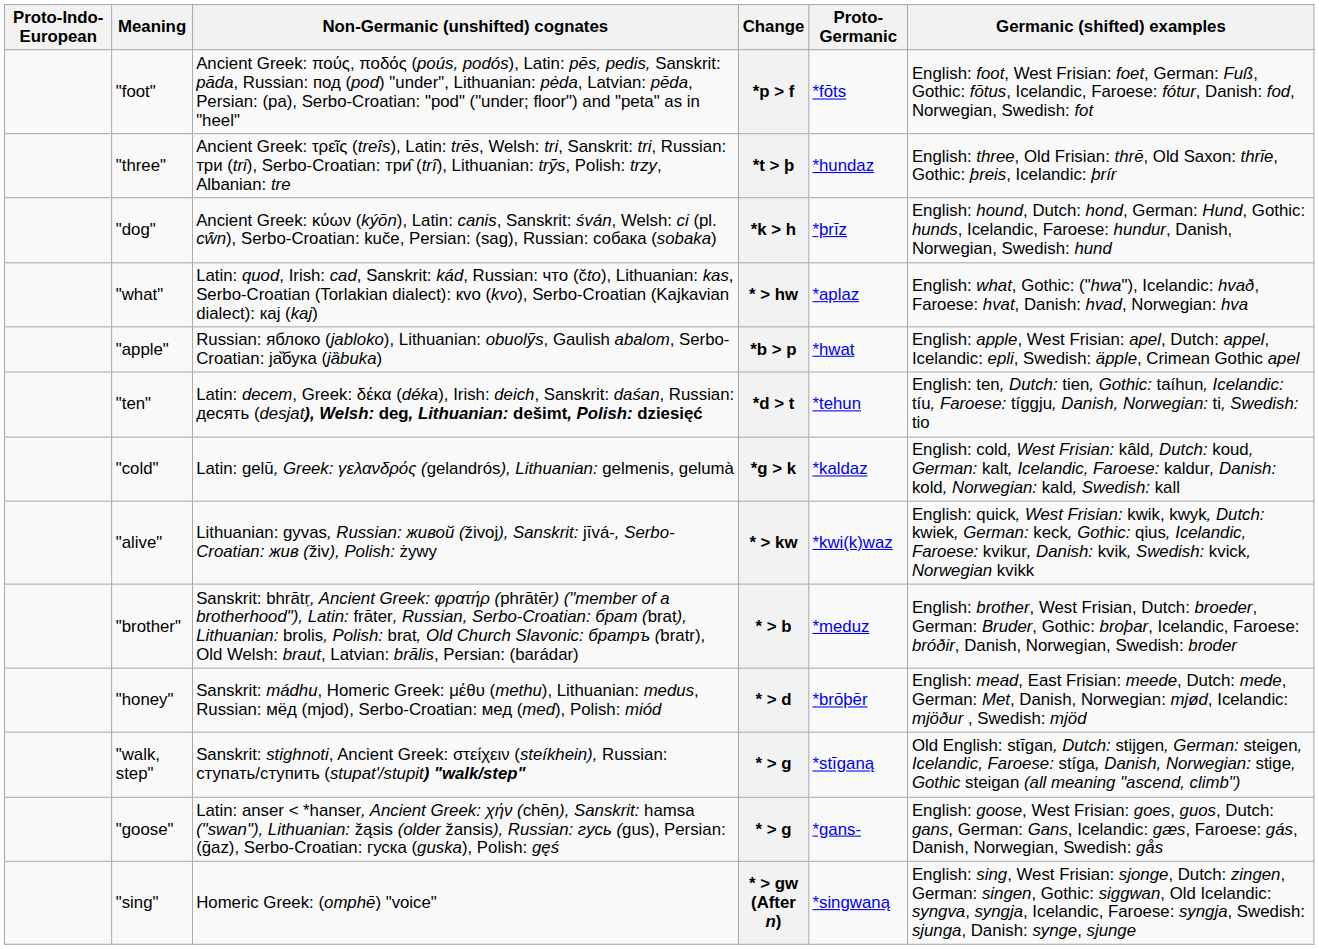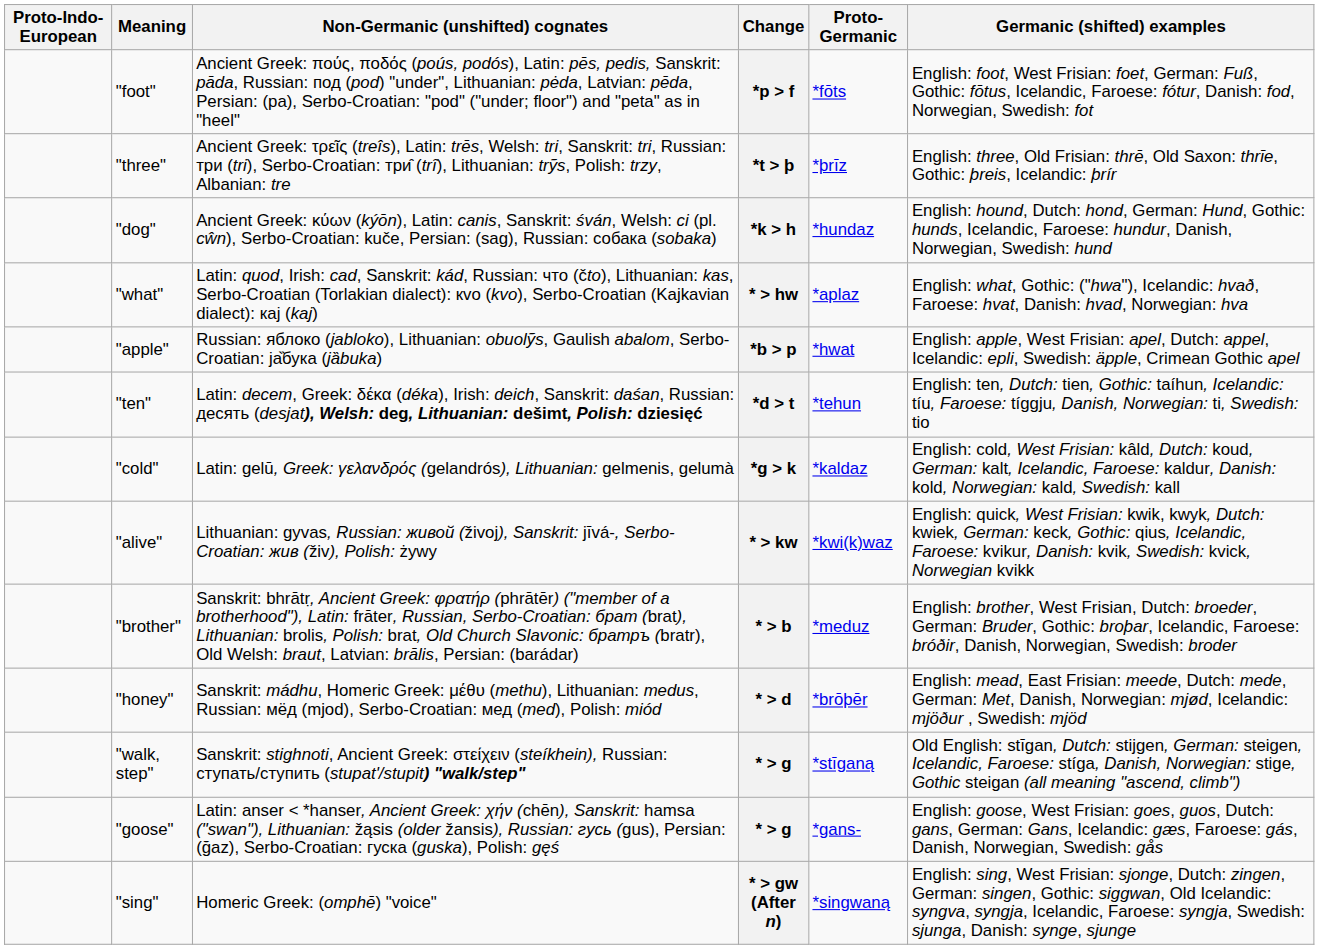(843, 165) *hundaz -> (830, 165) *þrīz
(830, 230) *þrīz -> (843, 230) *hundaz
